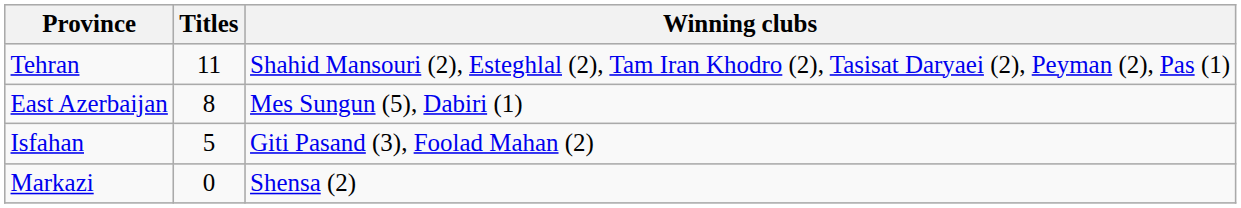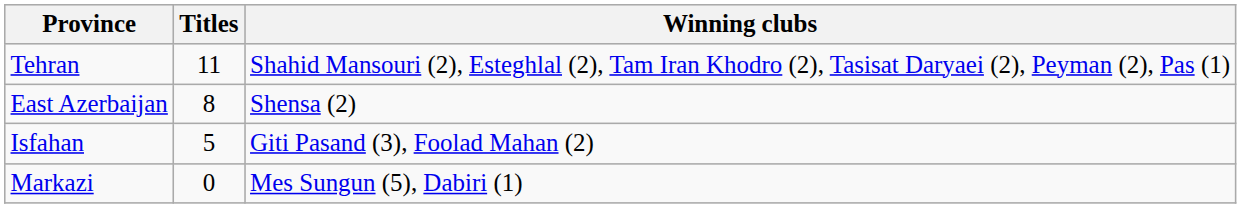(386, 103) Mes Sungun (5), Dabiri (1) -> (303, 103) Shensa (2)
(303, 182) Shensa (2) -> (386, 182) Mes Sungun (5), Dabiri (1)
